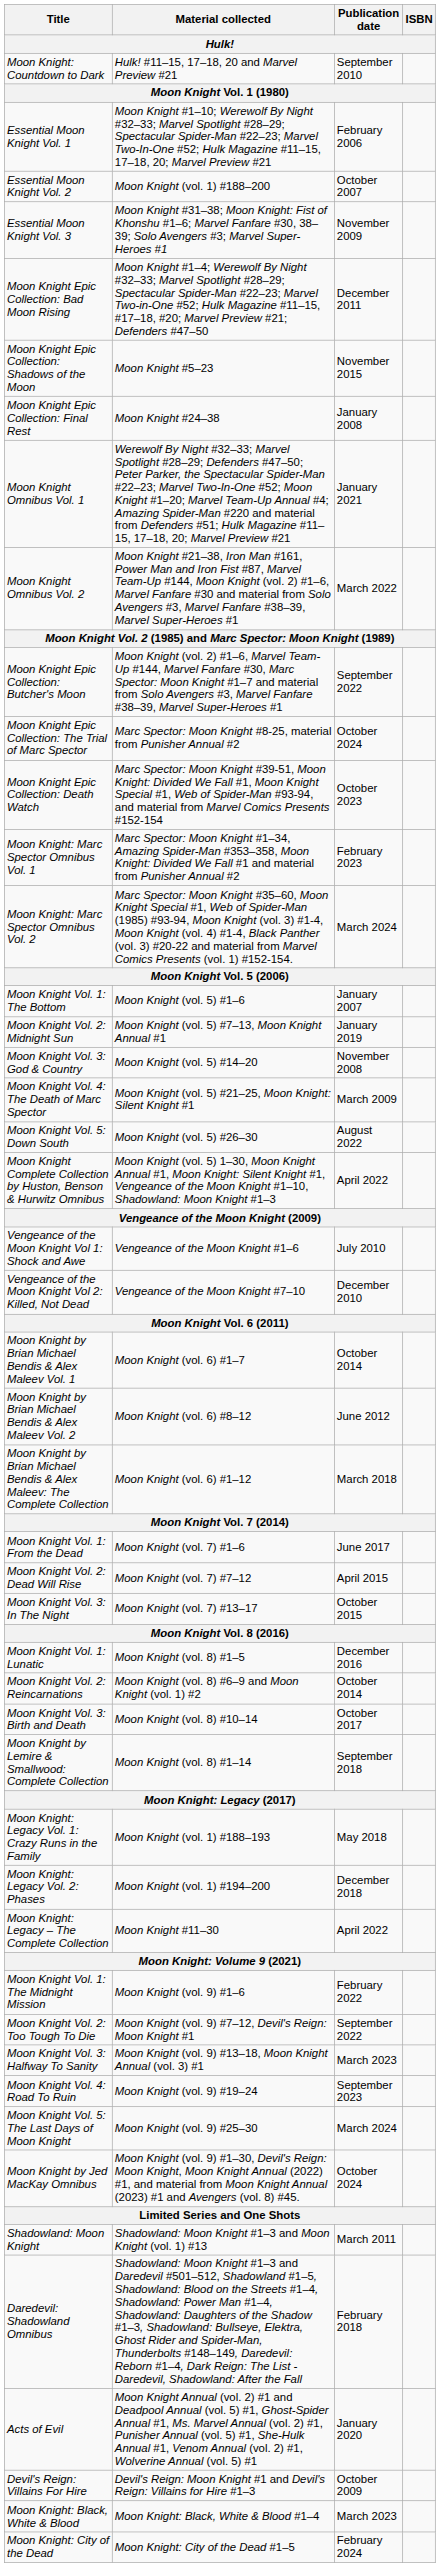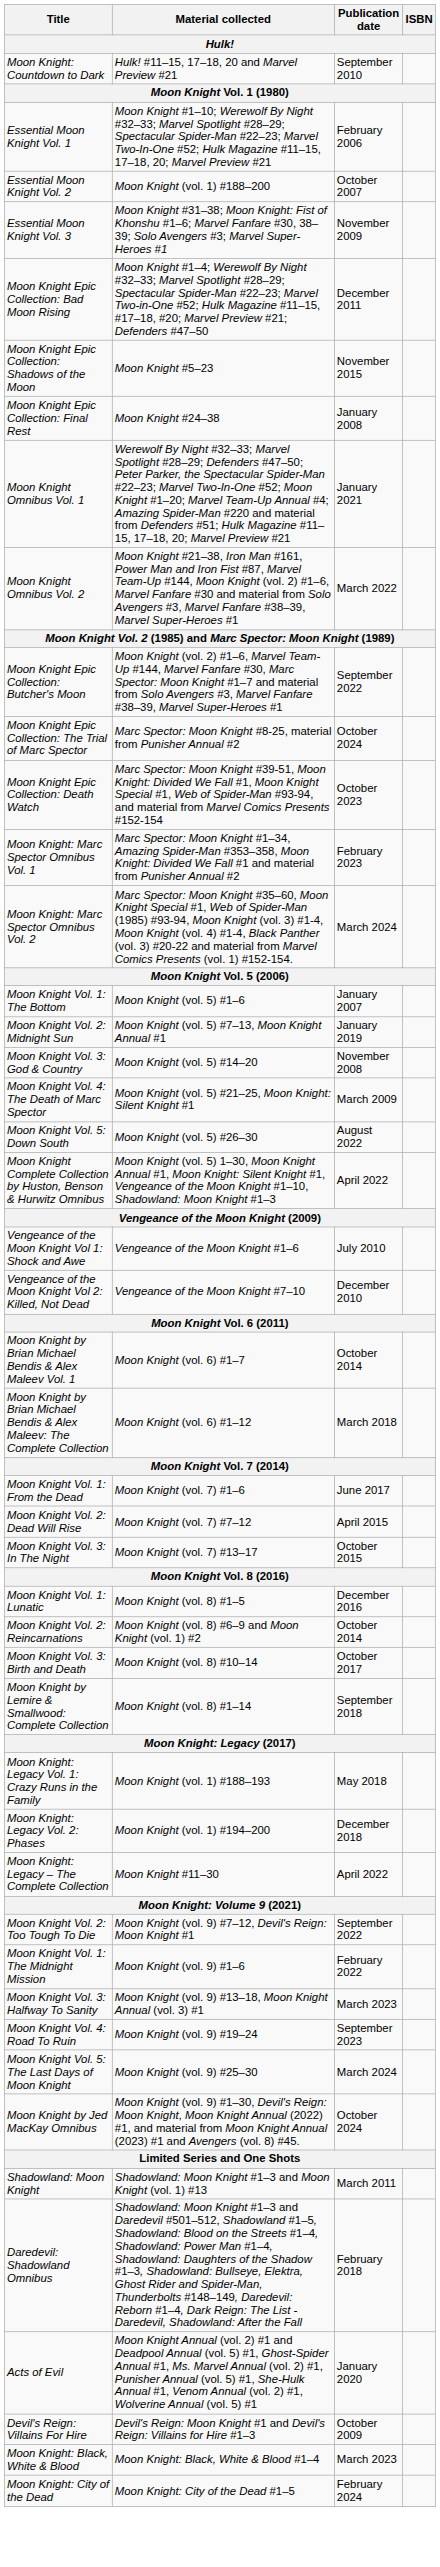- row: (46, 1416)
rows swapped: (56, 1992) <-> (56, 2029)
